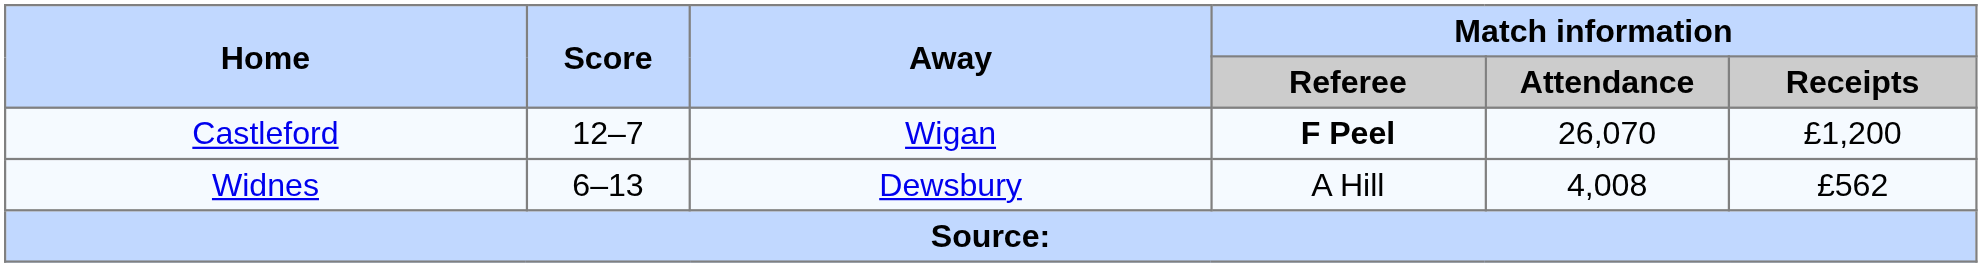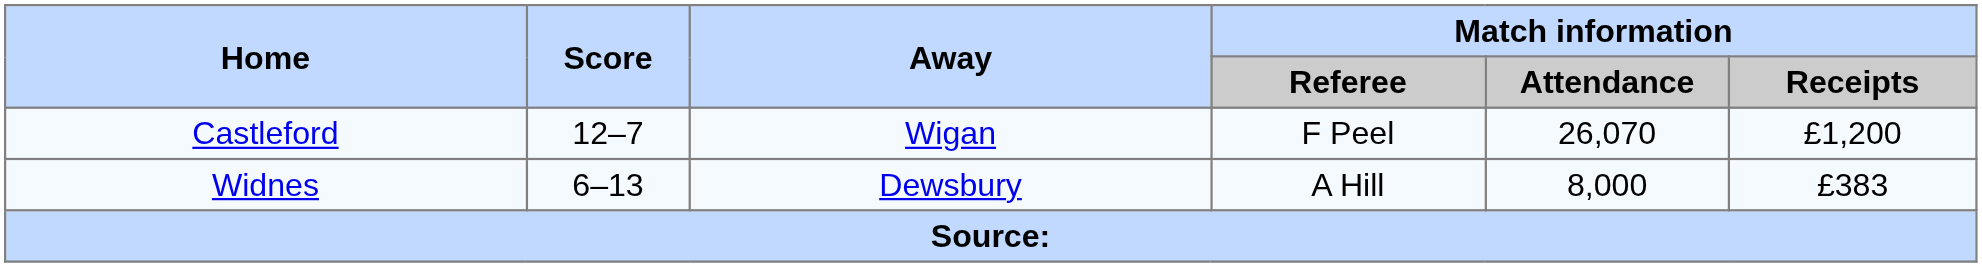(1348, 133) bold -> (1348, 133) normal
(1607, 185) 4,008 -> (1607, 185) 8,000
(1853, 185) £562 -> (1853, 185) £383
